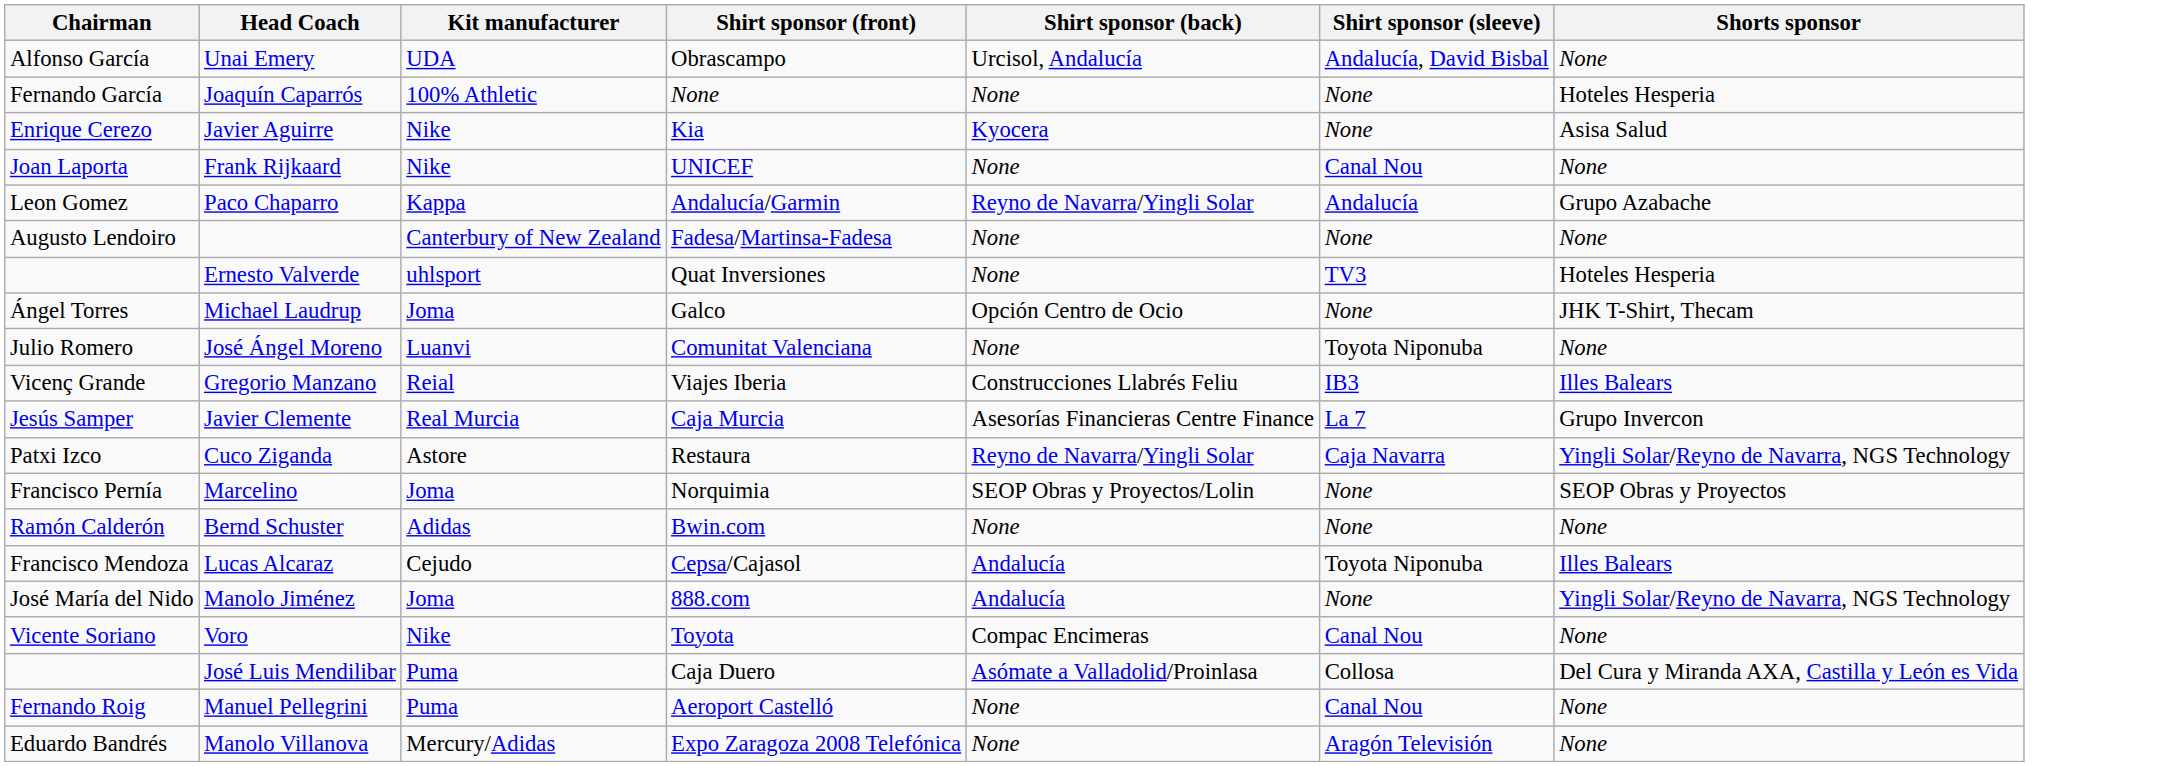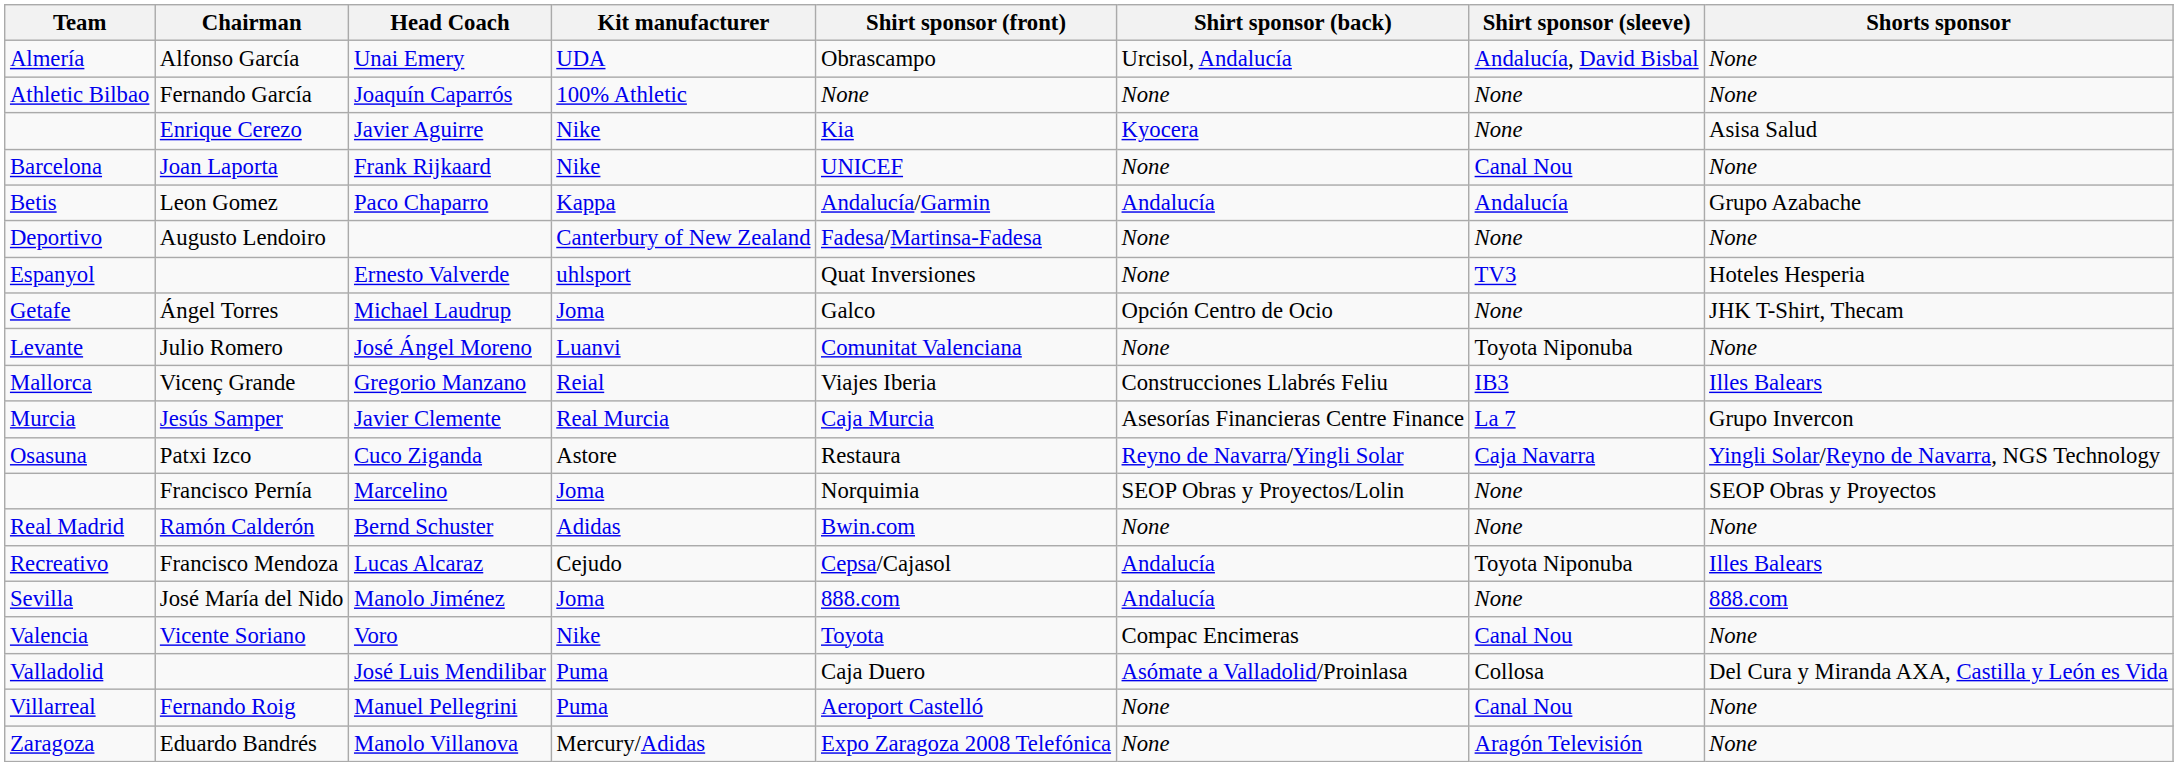+ column: (80, 22)
(1637, 94) Hoteles Hesperia -> (1733, 94) None
(1113, 202) Reyno de Navarra/Yingli Solar -> (1168, 202) Andalucía
(1785, 599) Yingli Solar/Reyno de Navarra, NGS Technology -> (1749, 599) 888.com
